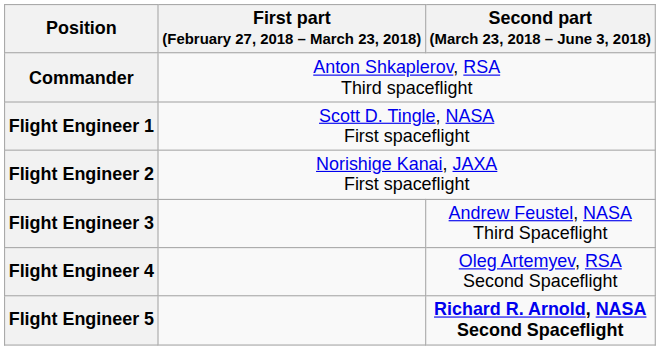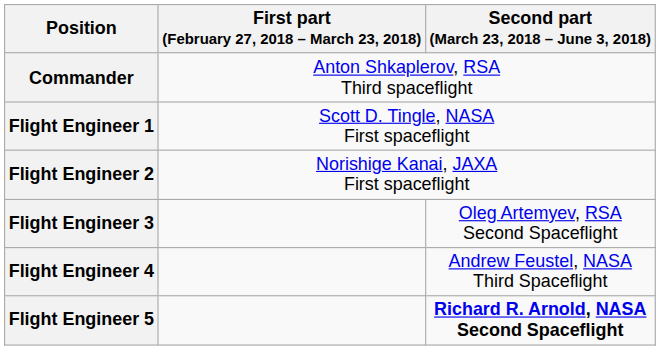(540, 223) Andrew Feustel, NASA Third Spaceflight -> (540, 223) Oleg Artemyev, RSA Second Spaceflight
(540, 271) Oleg Artemyev, RSA Second Spaceflight -> (540, 271) Andrew Feustel, NASA Third Spaceflight
